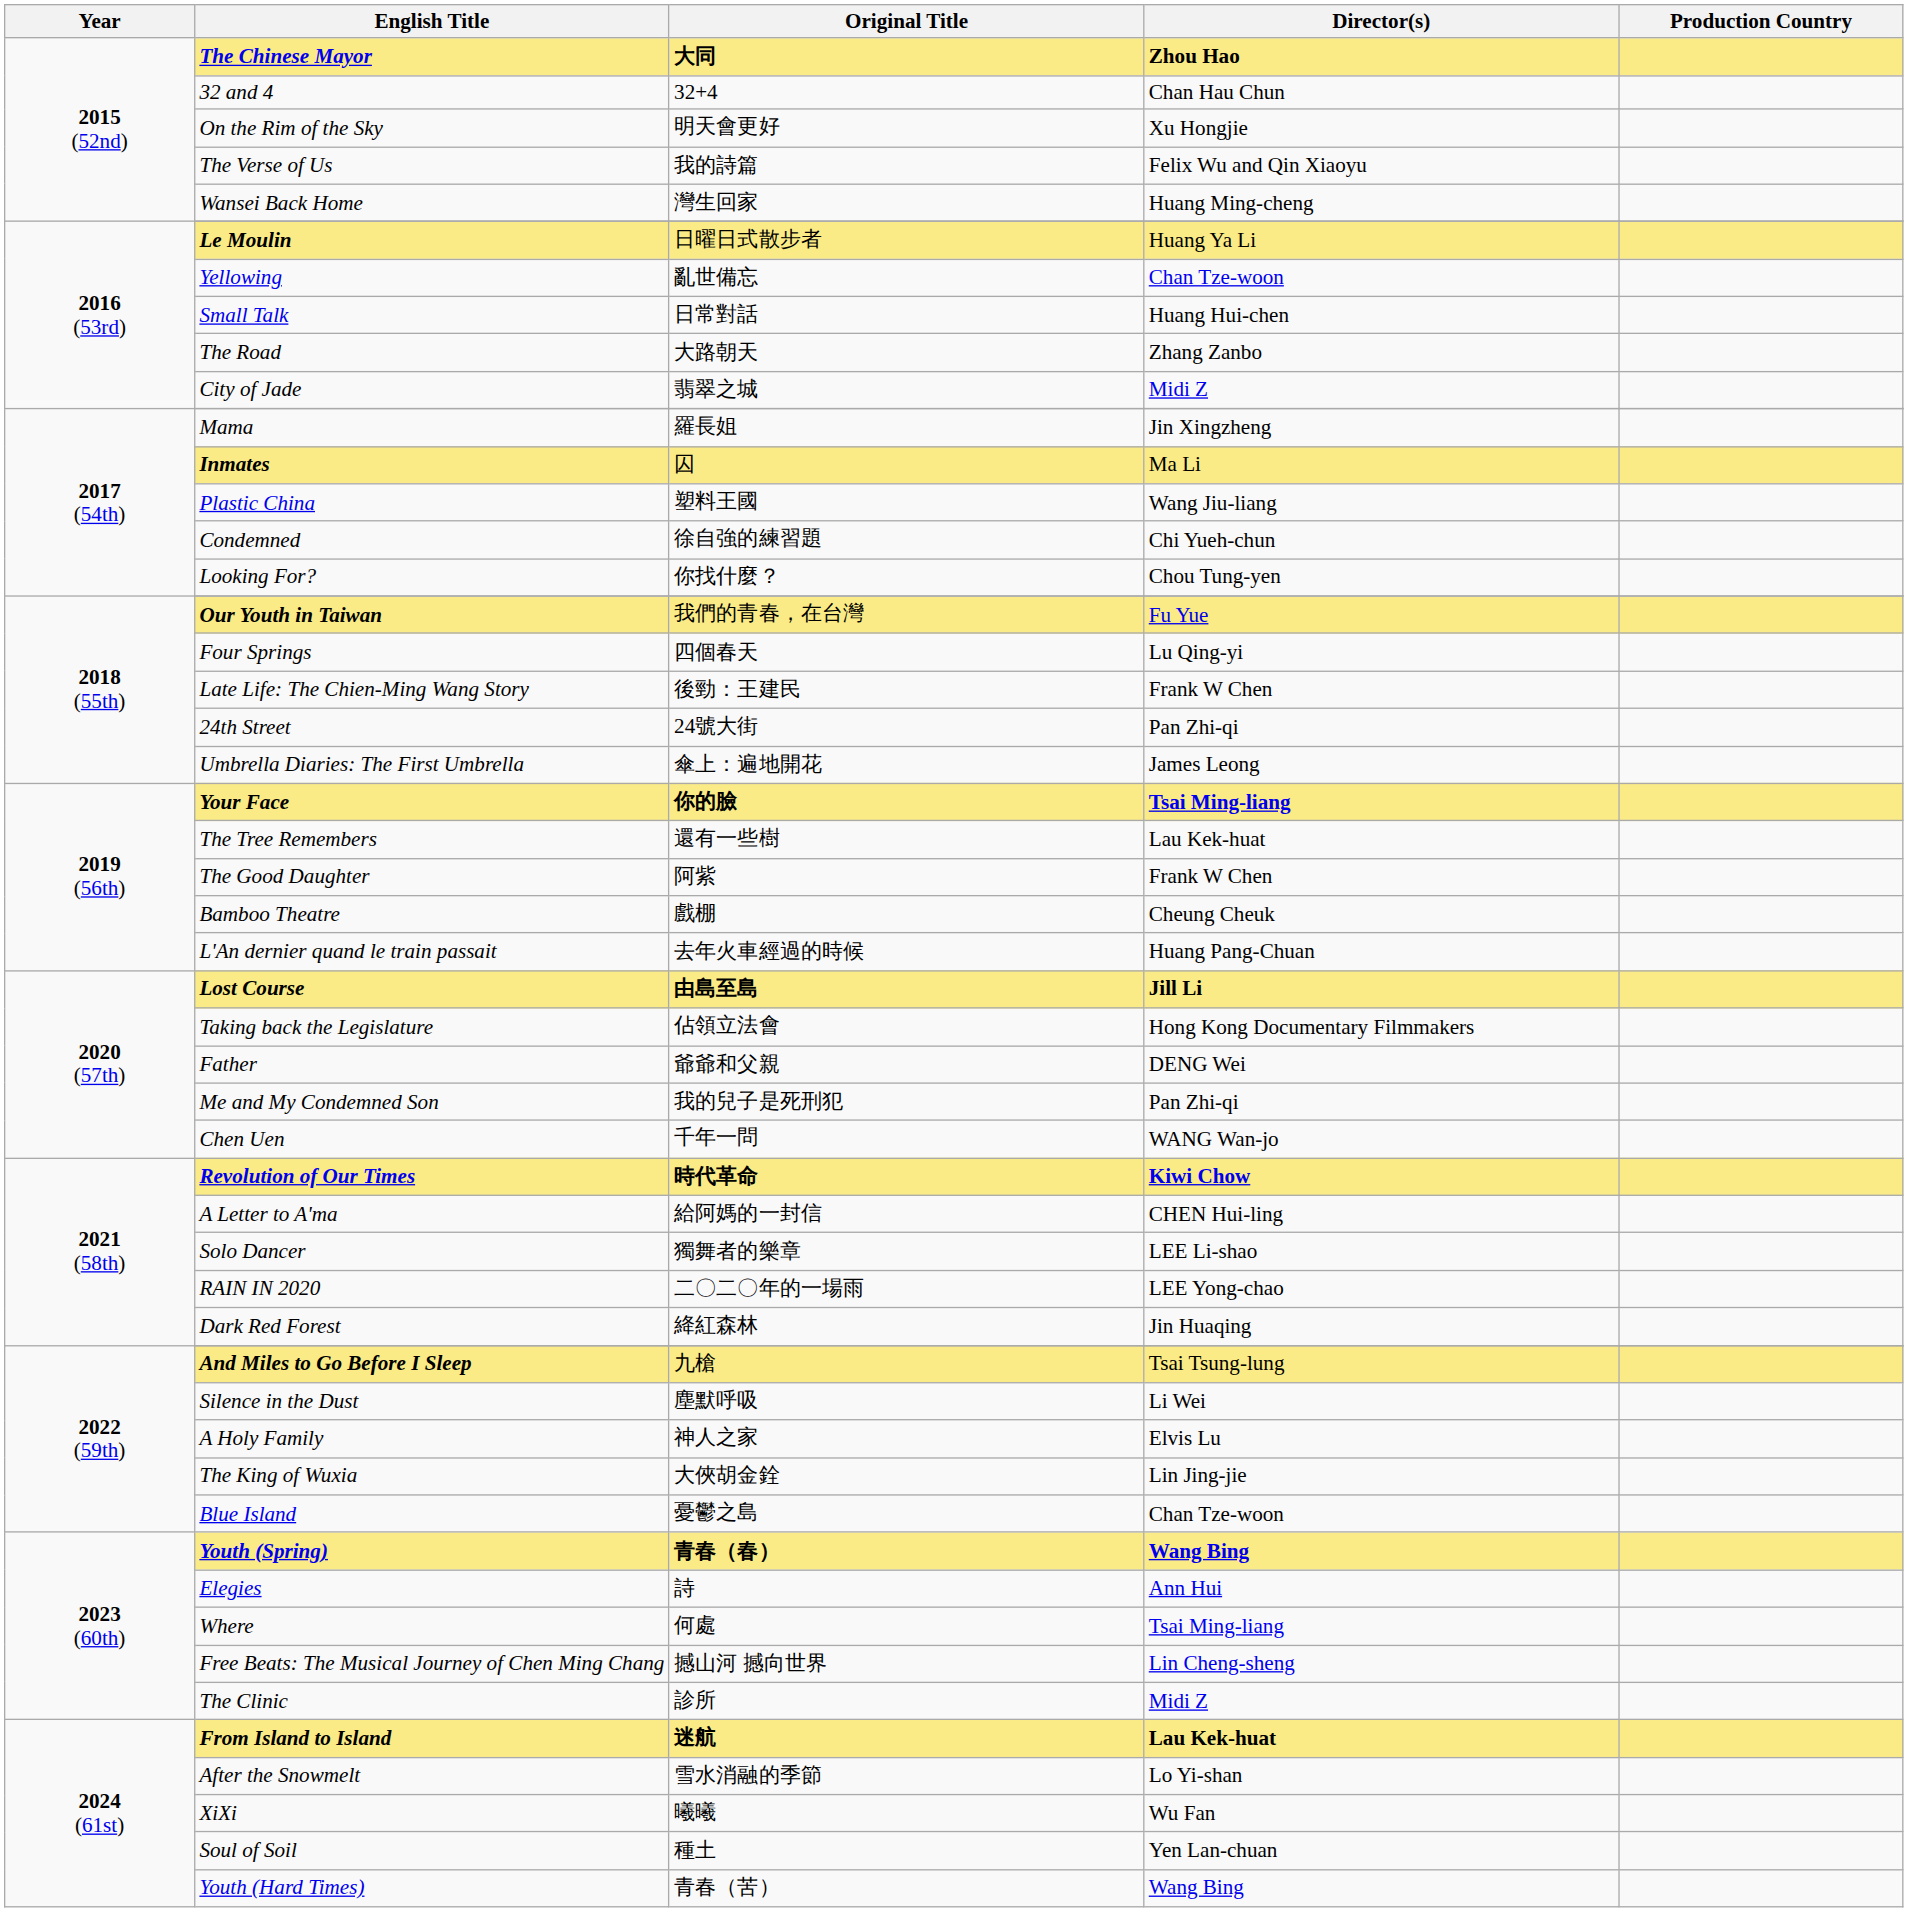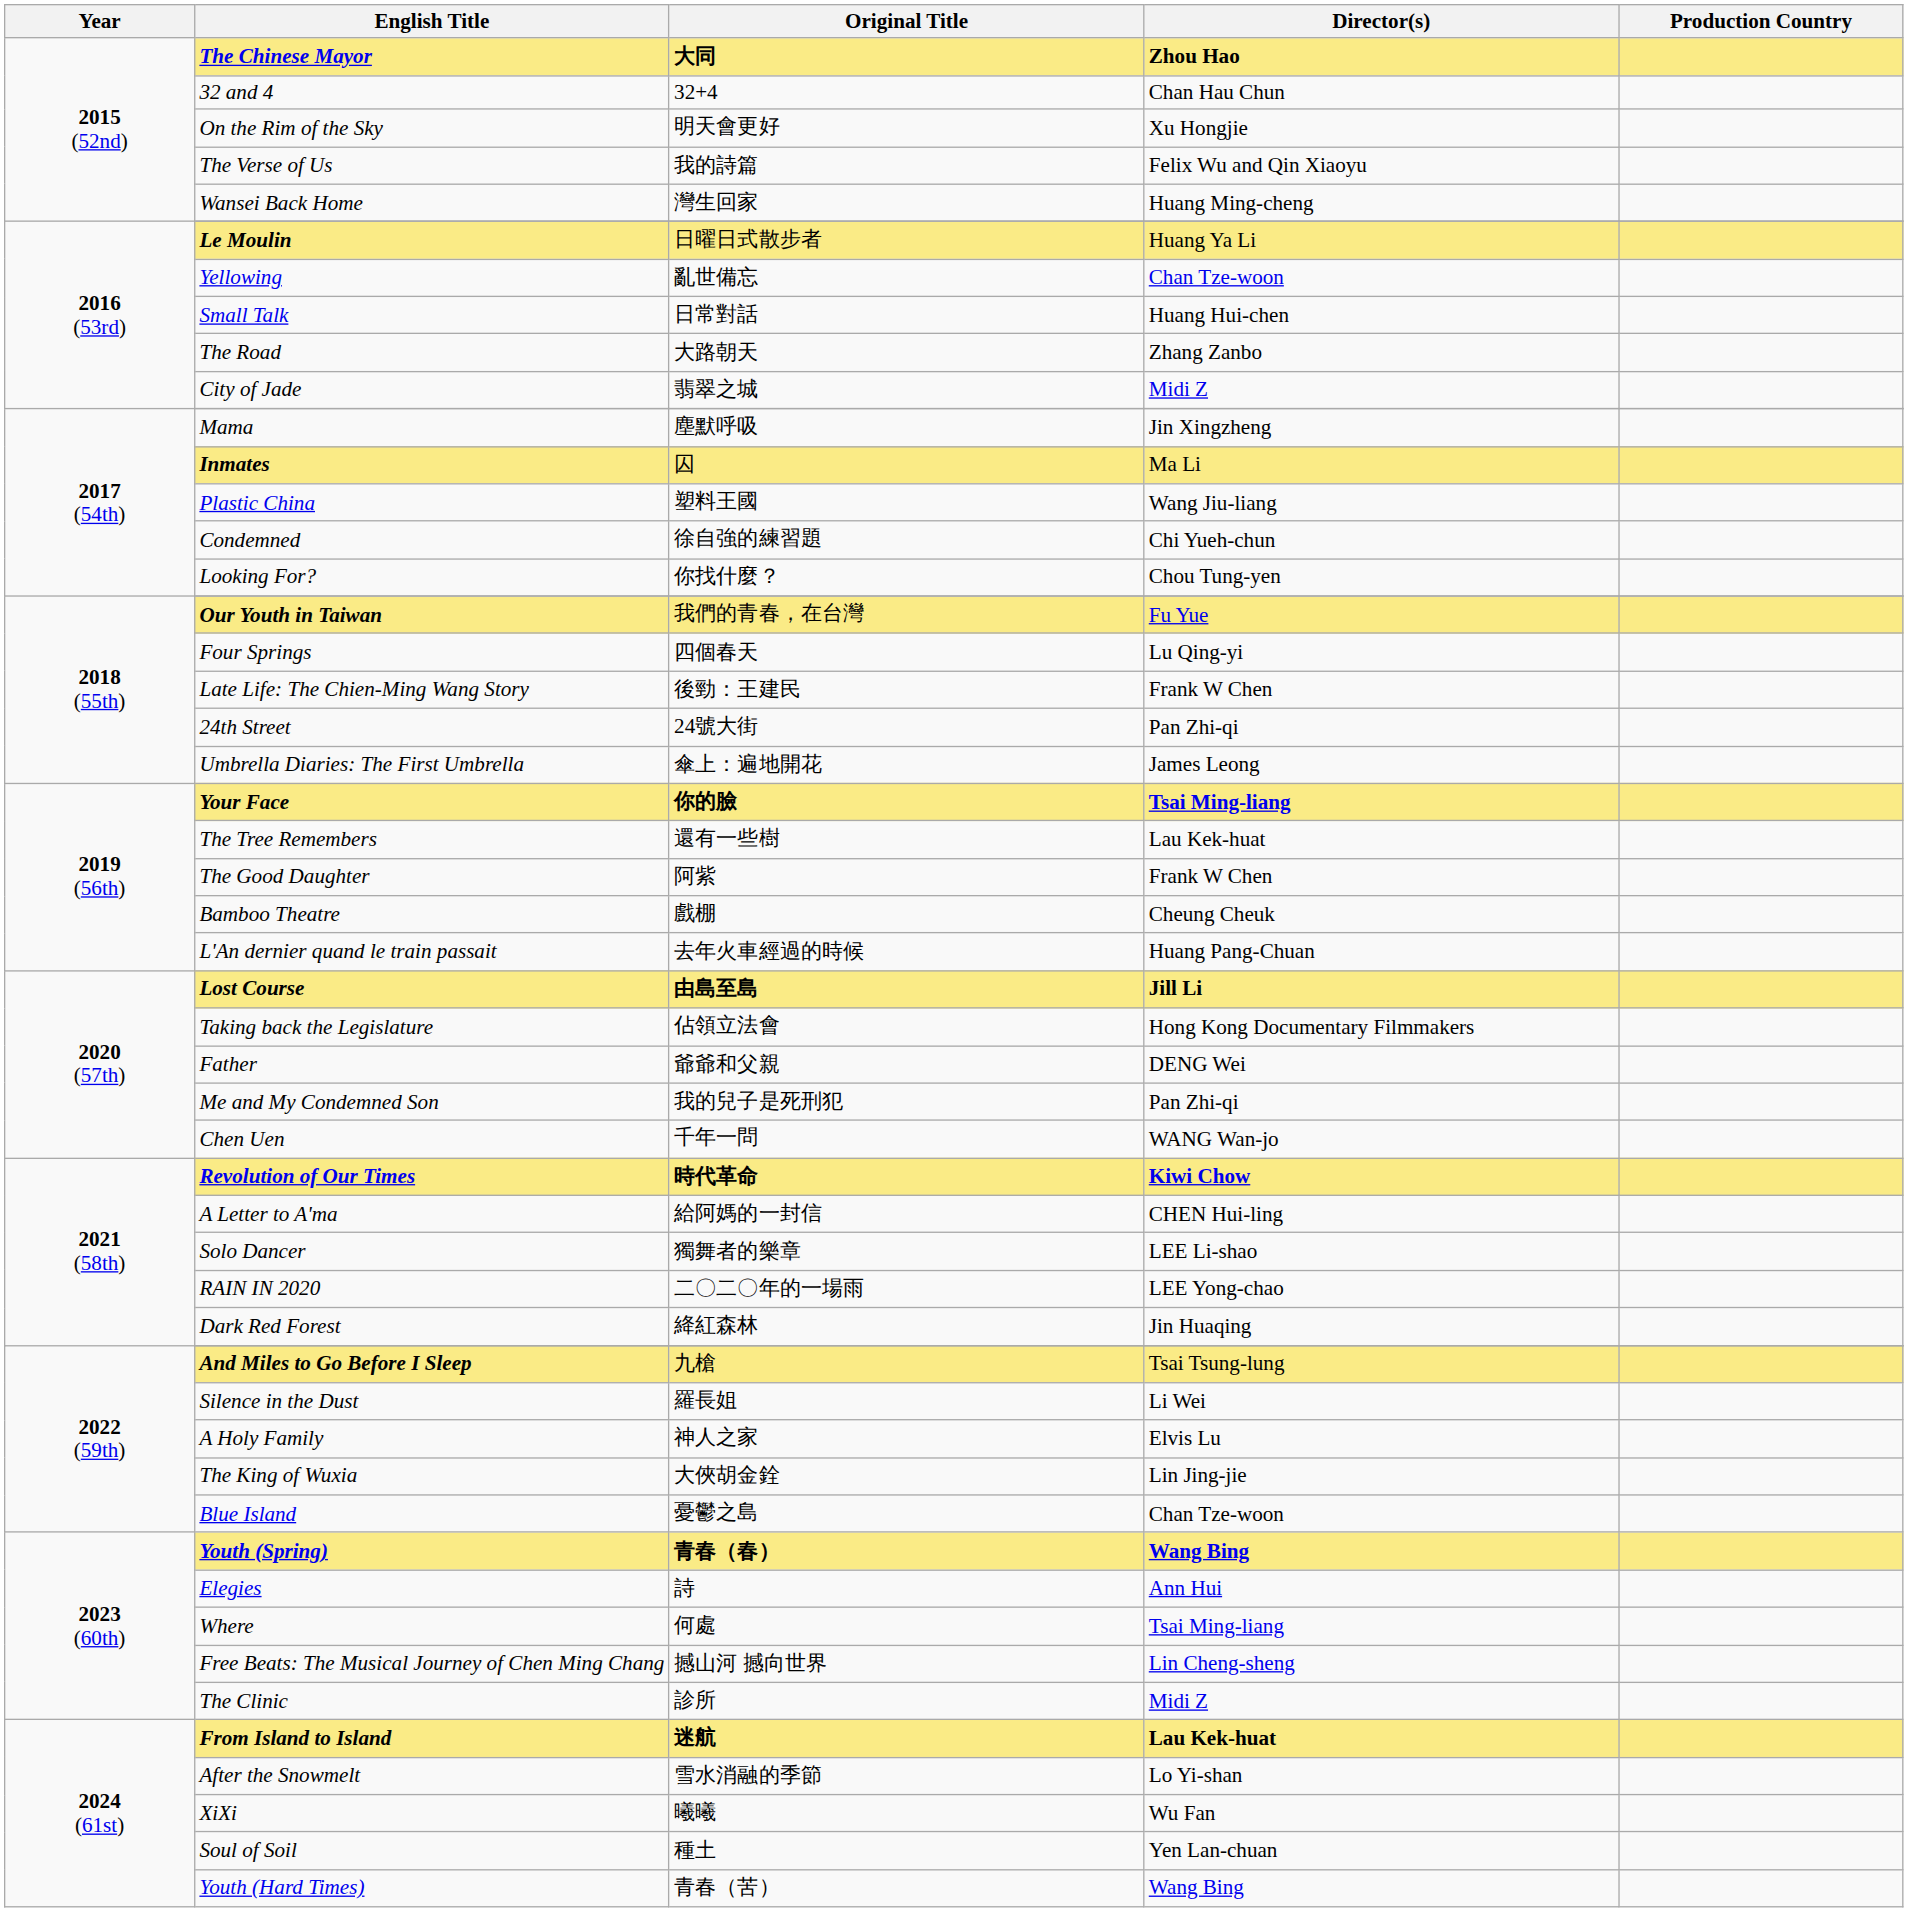(706, 426) 羅長姐 -> (716, 426) 塵默呼吸
(716, 1400) 塵默呼吸 -> (706, 1400) 羅長姐
